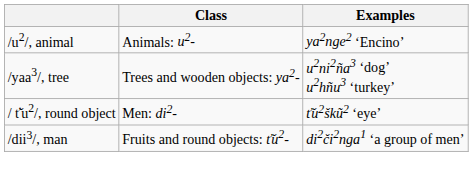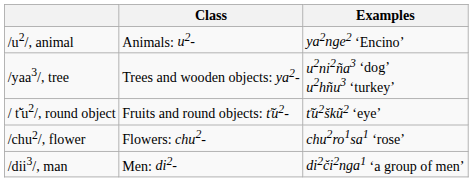(150, 111) Men: di2- -> (206, 111) Fruits and round objects: ť̌u2-
+ row: (47, 137)
(206, 137) Fruits and round objects: ť̌u2- -> (150, 164) Men: di2-
